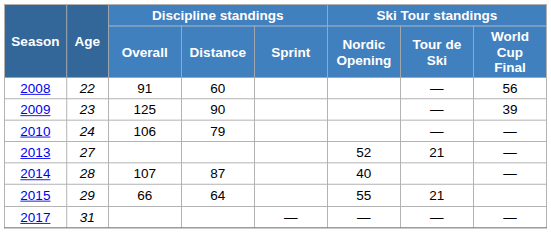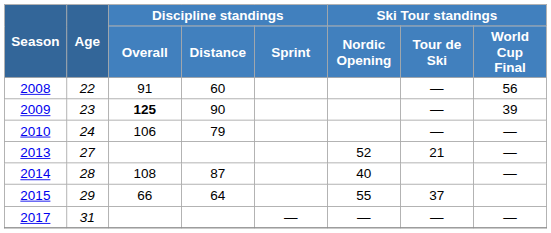(145, 110) normal -> (145, 110) bold
(145, 174) 107 -> (145, 174) 108
(437, 196) 21 -> (437, 196) 37
